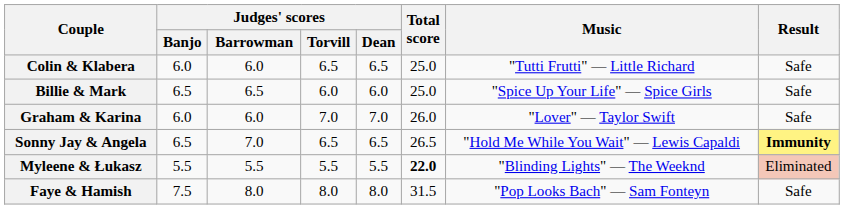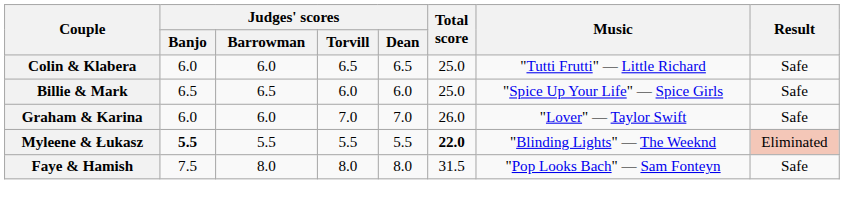- row: (81, 142)
(182, 166) normal -> (188, 142) bold
